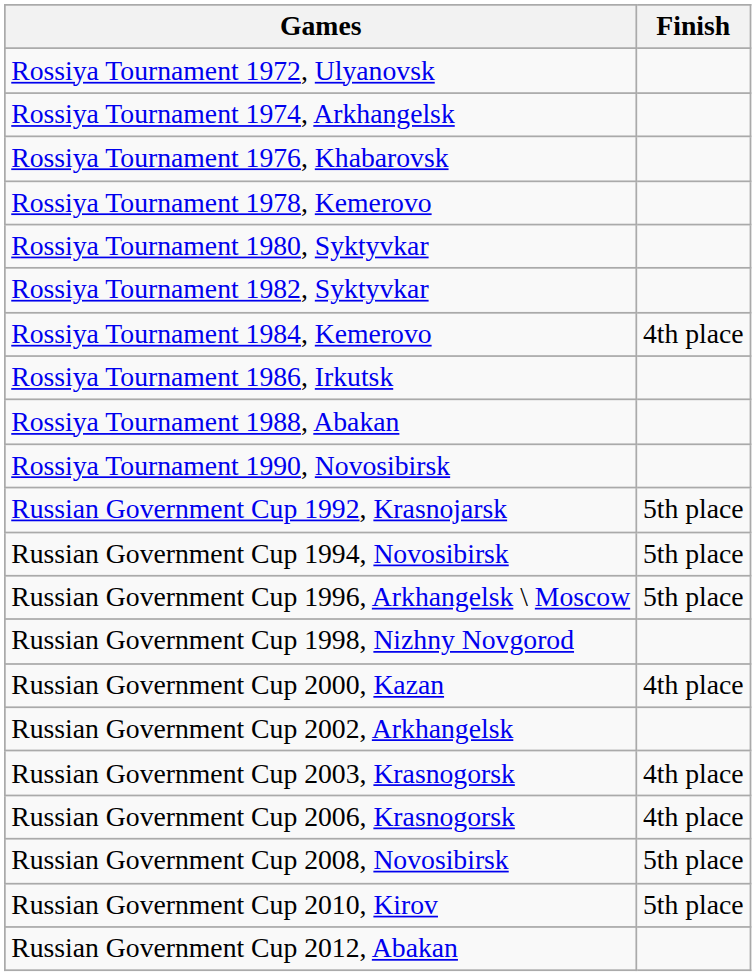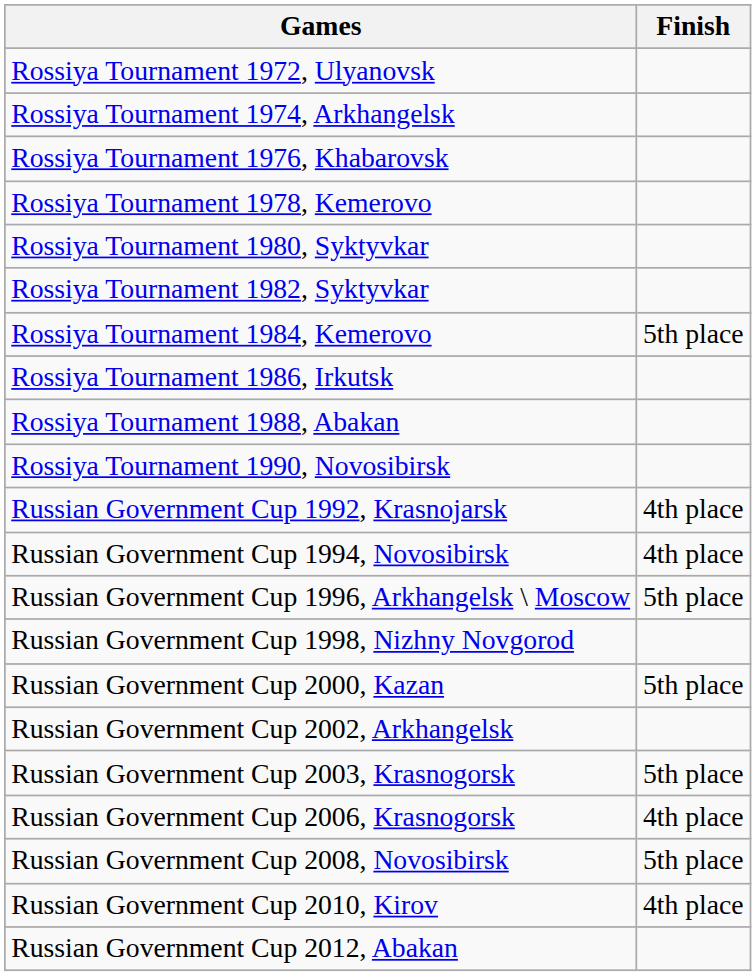(693, 333) 4th place -> (693, 333) 5th place
(693, 509) 5th place -> (693, 509) 4th place
(693, 553) 5th place -> (693, 553) 4th place
(693, 684) 4th place -> (693, 684) 5th place
(693, 772) 4th place -> (693, 772) 5th place
(693, 904) 5th place -> (693, 904) 4th place
